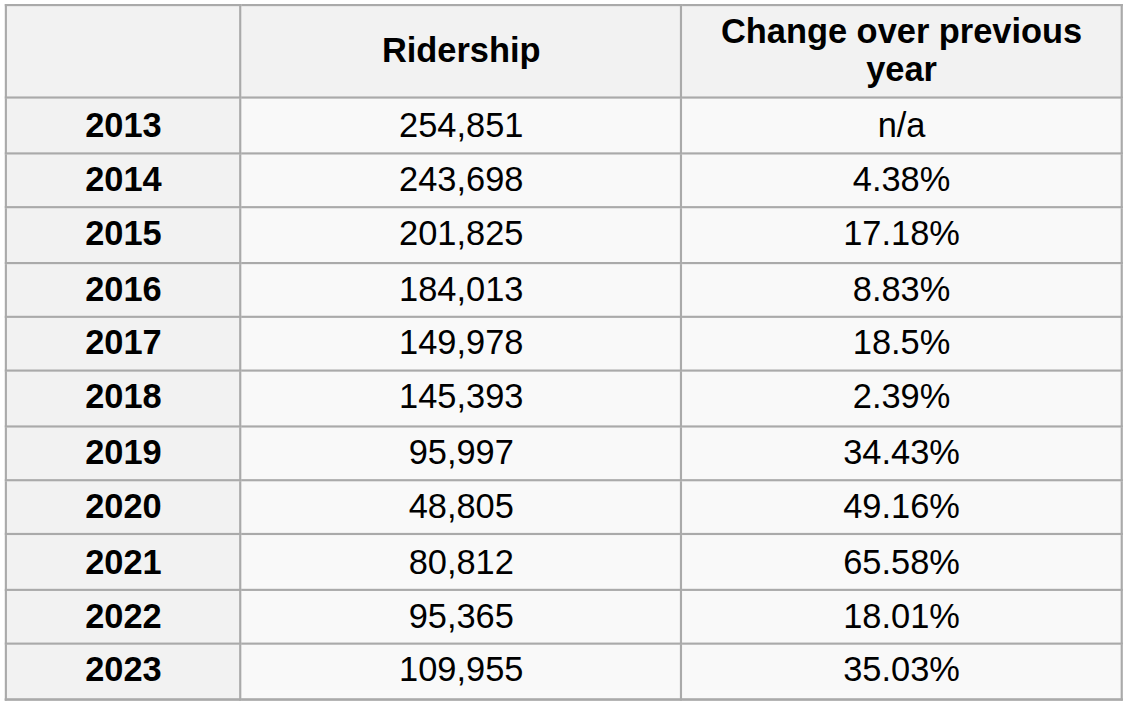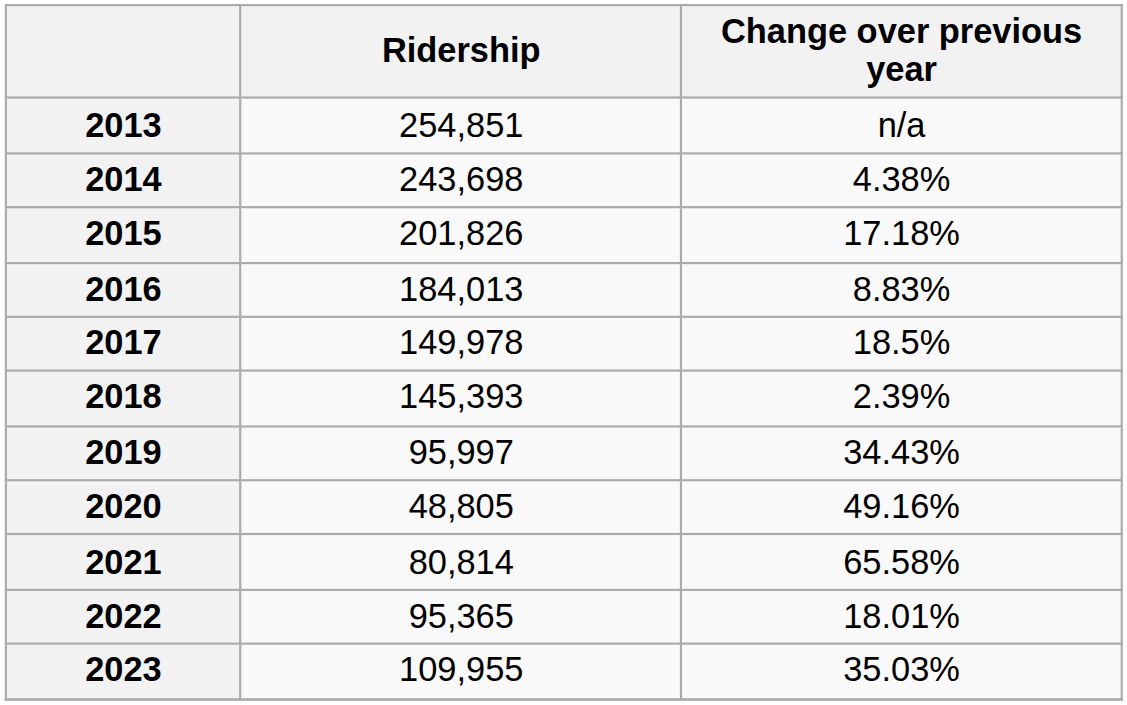(461, 234) 201,825 -> (461, 234) 201,826
(461, 561) 80,812 -> (461, 561) 80,814
